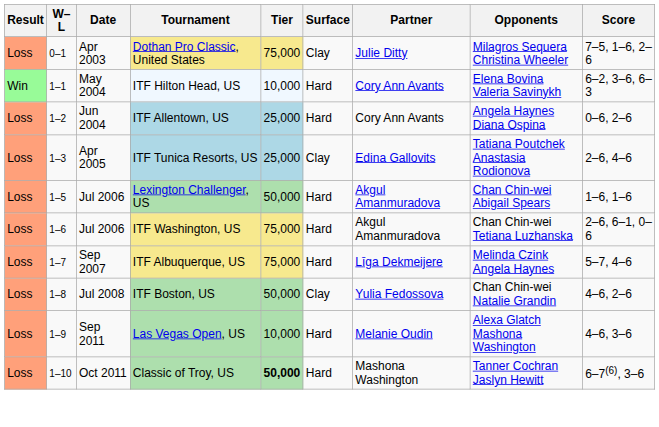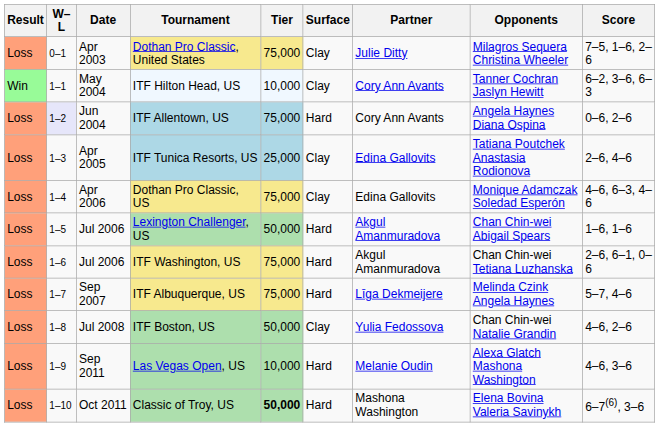(319, 85) Hard -> (318, 85) Clay
(517, 85) Elena Bovina Valeria Savinykh -> (515, 85) Tanner Cochran Jaslyn Hewitt
(58, 119) no background -> (58, 119) lavender background
(282, 118) 25,000 -> (282, 118) 75,000
+ row: (186, 196)
(515, 373) Tanner Cochran Jaslyn Hewitt -> (517, 405) Elena Bovina Valeria Savinykh
